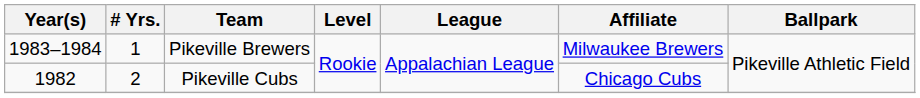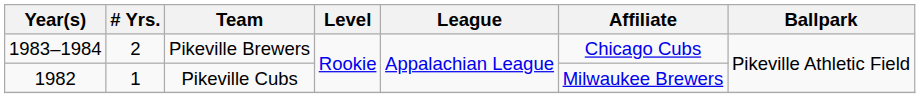(135, 49) 1 -> (135, 49) 2
(643, 49) Milwaukee Brewers -> (643, 49) Chicago Cubs
(135, 78) 2 -> (135, 78) 1
(643, 78) Chicago Cubs -> (643, 78) Milwaukee Brewers
